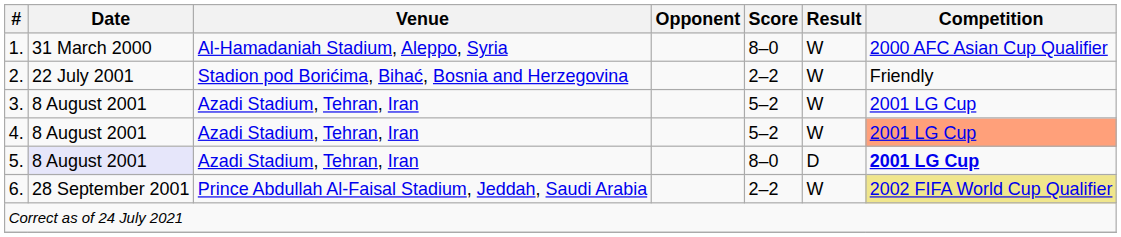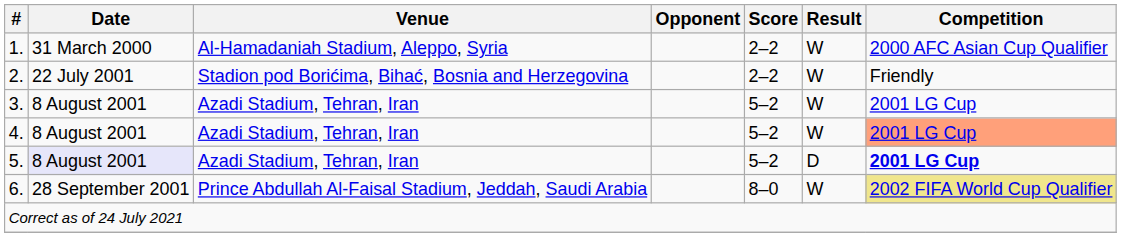(763, 47) 8–0 -> (763, 47) 2–2
(763, 161) 8–0 -> (763, 161) 5–2
(763, 189) 2–2 -> (763, 189) 8–0
